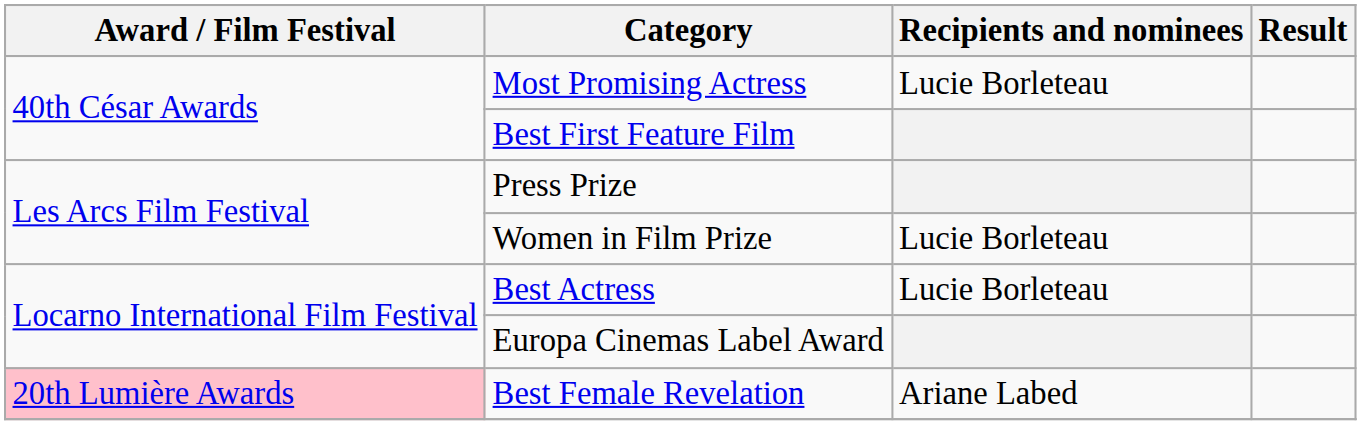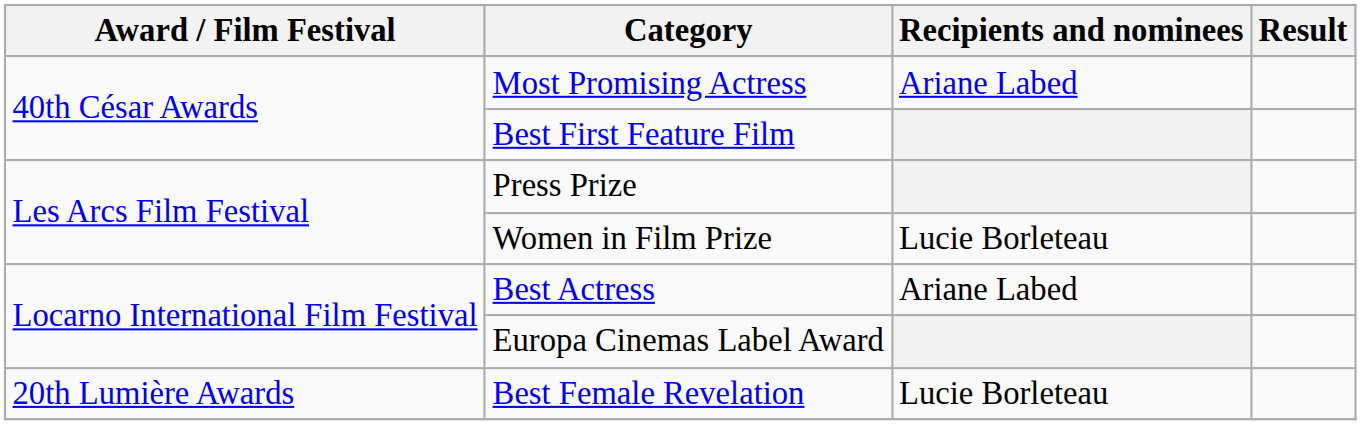(1004, 82) Lucie Borleteau -> (988, 82) Ariane Labed
(1004, 289) Lucie Borleteau -> (988, 289) Ariane Labed
(153, 392) pink background -> (153, 392) no background
(988, 392) Ariane Labed -> (1004, 392) Lucie Borleteau
